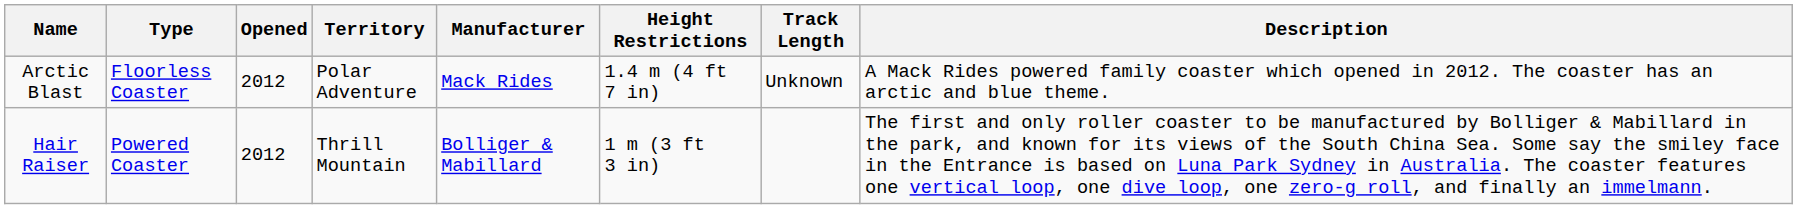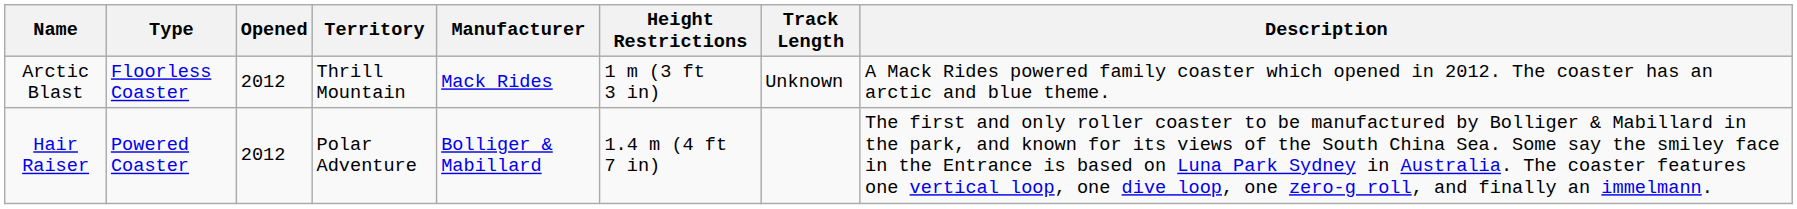(367, 82) Polar Adventure -> (361, 82) Thrill Mountain
(666, 82) 1.4 m (4 ft 7 in) -> (655, 82) 1 m (3 ft 3 in)
(361, 156) Thrill Mountain -> (367, 156) Polar Adventure
(655, 156) 1 m (3 ft 3 in) -> (666, 156) 1.4 m (4 ft 7 in)
